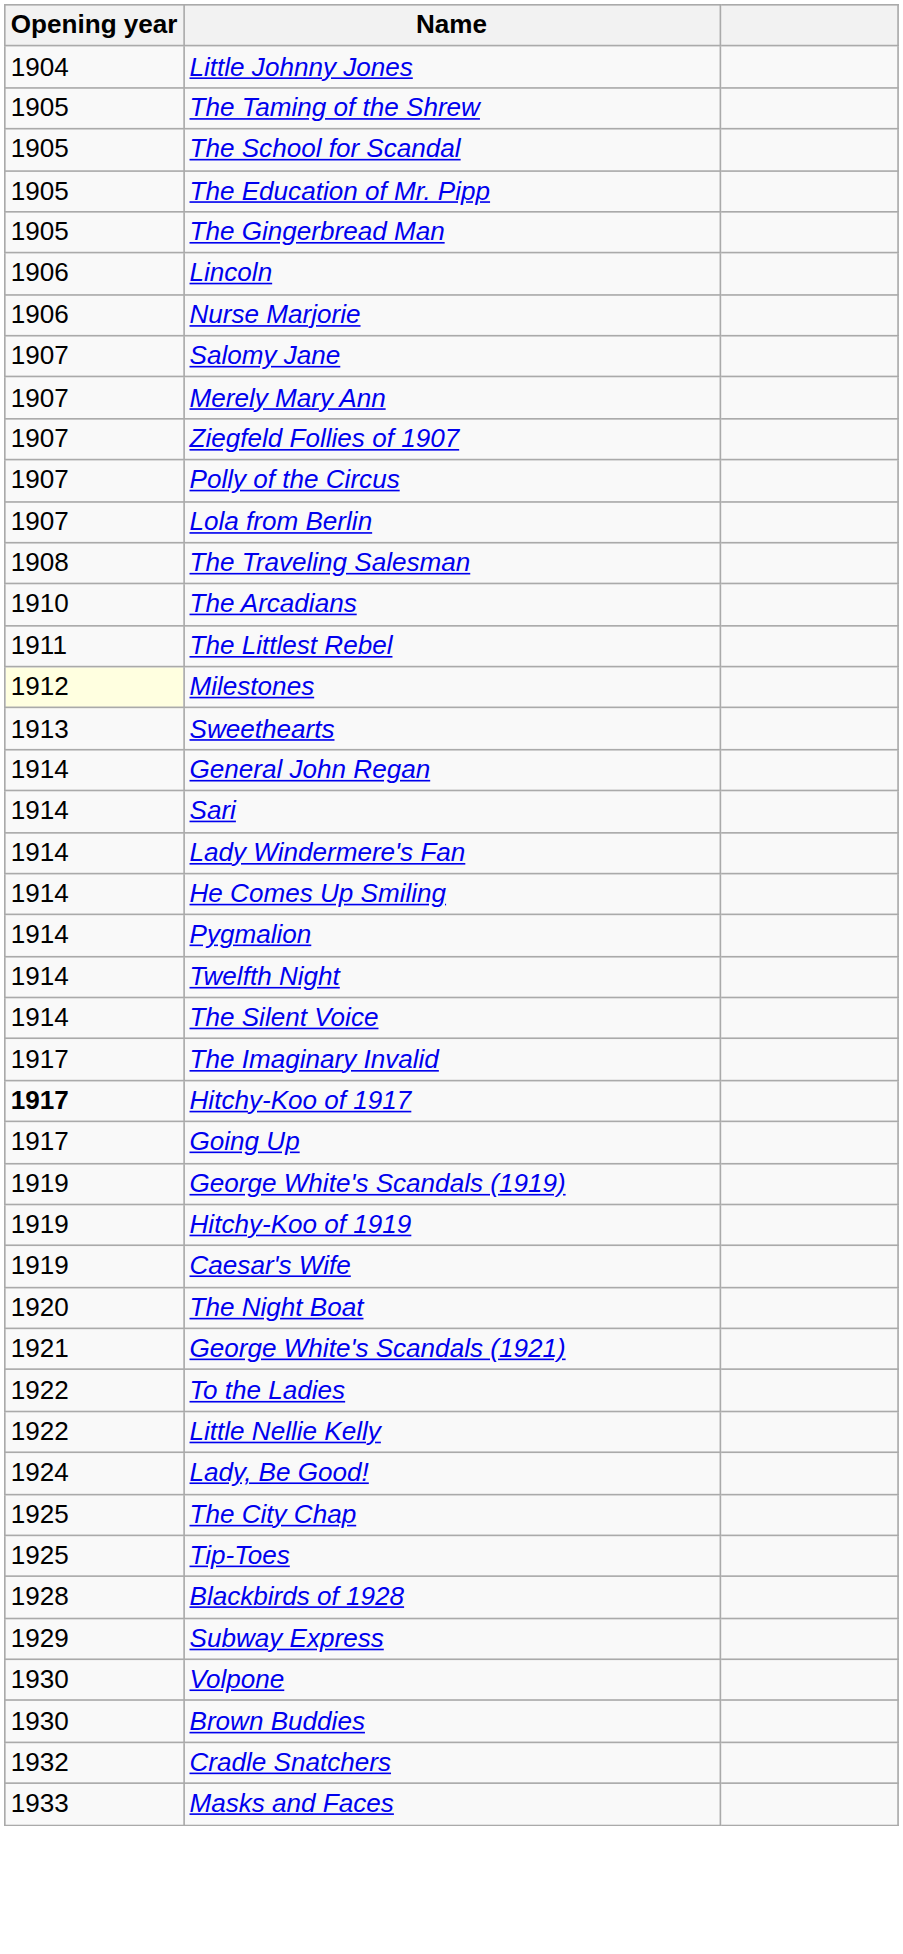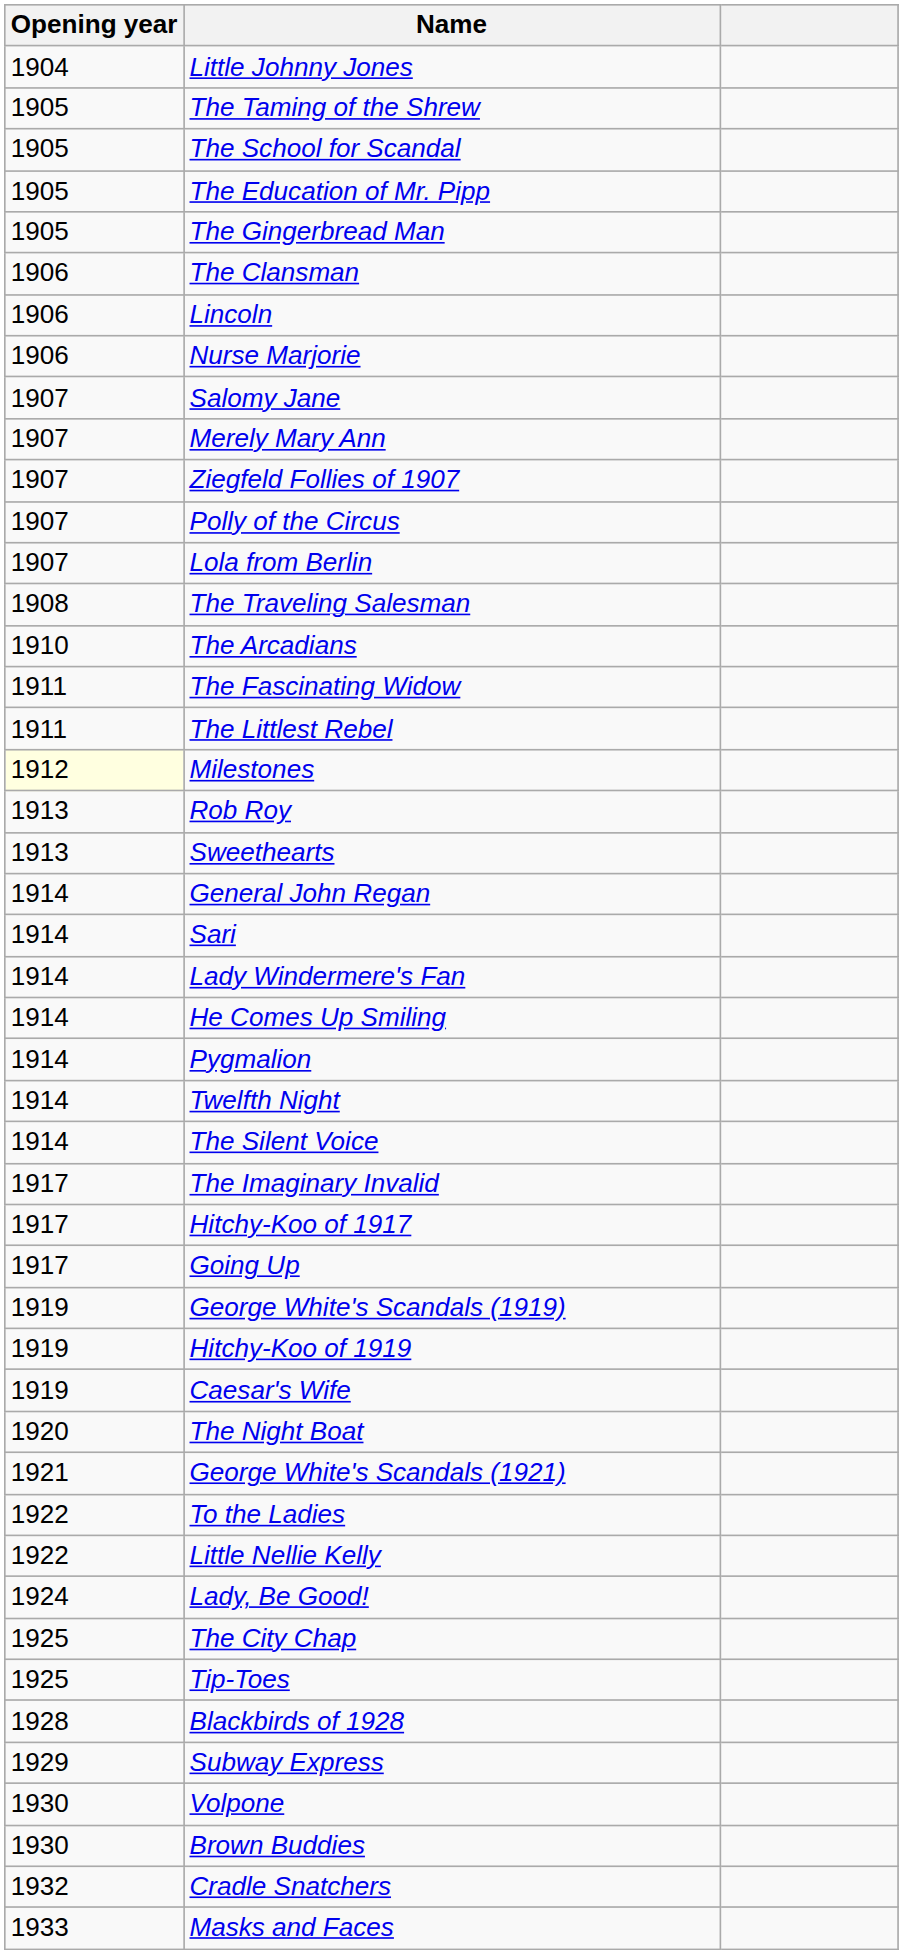+ row: (274, 273)
+ row: (325, 686)
+ row: (240, 811)
(40, 1100) bold -> (40, 1224) normal
